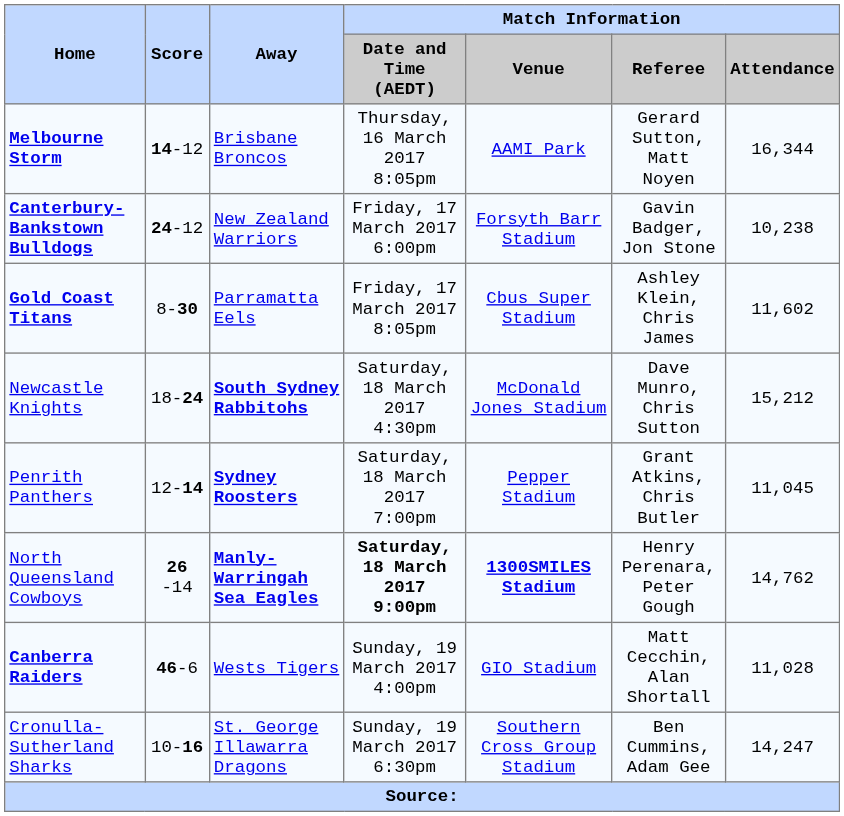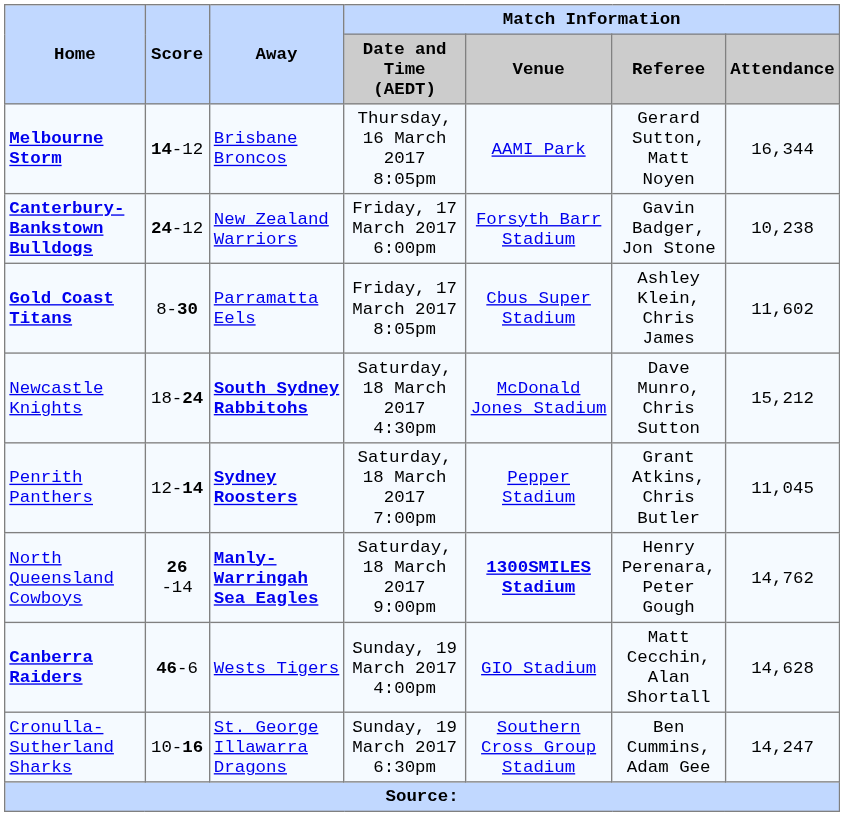(405, 578) bold -> (405, 578) normal
(782, 667) 11,028 -> (782, 667) 14,628
